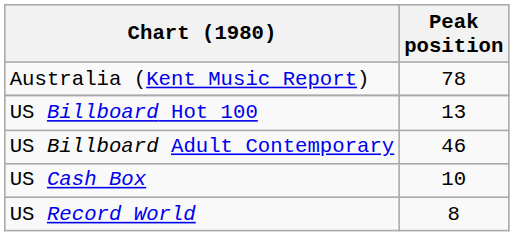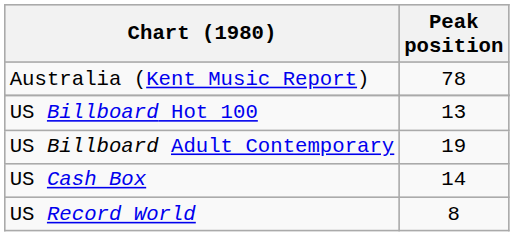(454, 147) 46 -> (454, 147) 19
(454, 180) 10 -> (454, 180) 14
